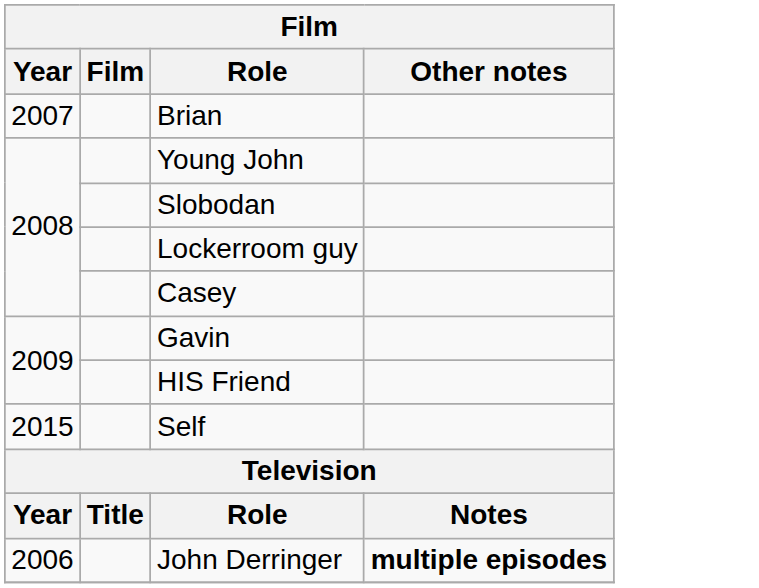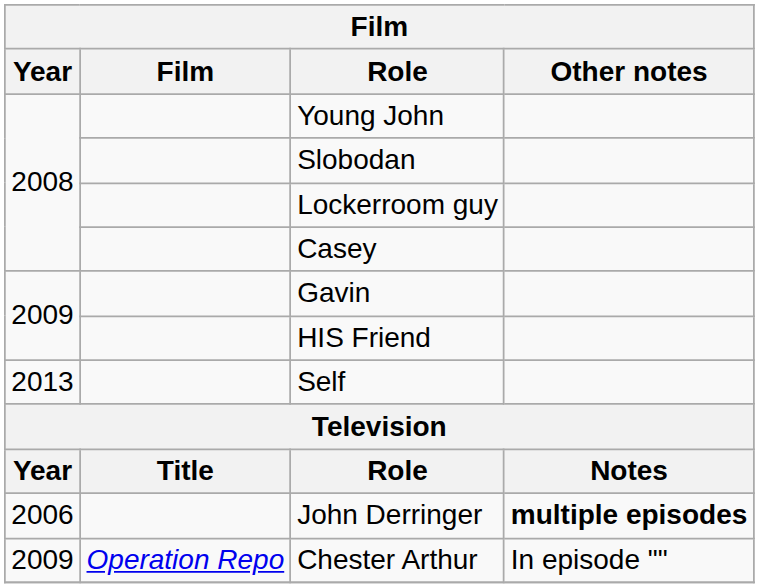- row: (190, 115)
(42, 426) 2015 -> (42, 381) 2013
+ row: (387, 559)
